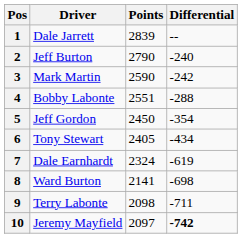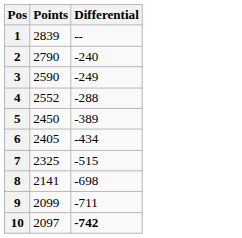- column: (78, 14)
(182, 77) -242 -> (86, 77) -249
(142, 98) 2551 -> (46, 98) 2552
(182, 118) -354 -> (86, 118) -389
(142, 160) 2324 -> (46, 160) 2325
(182, 160) -619 -> (86, 160) -515
(142, 202) 2098 -> (46, 202) 2099
